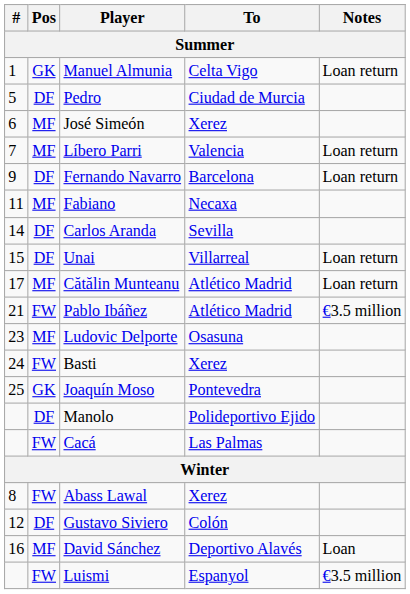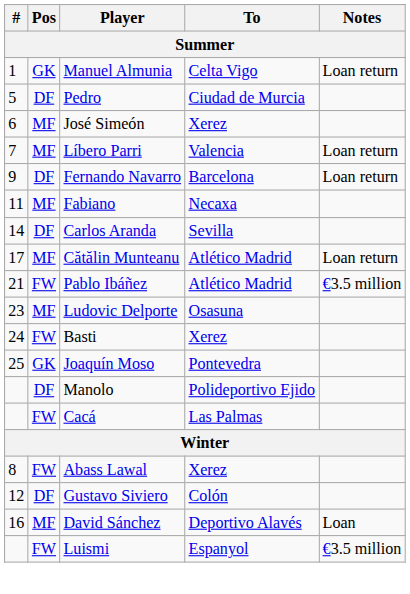- row: (79, 257)
